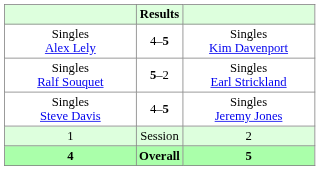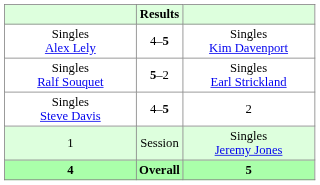(249, 109) Singles Jeremy Jones -> (249, 109) 2
(249, 136) 2 -> (249, 143) Singles Jeremy Jones
